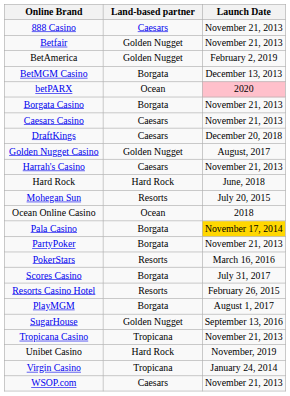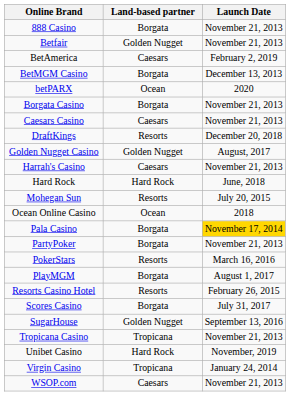(153, 27) Caesars -> (153, 27) Borgata
(153, 58) Golden Nugget -> (153, 58) Caesars
(244, 89) pink background -> (244, 89) no background
(153, 136) Caesars -> (153, 136) Resorts
rows swapped: (54, 306) <-> (54, 275)
